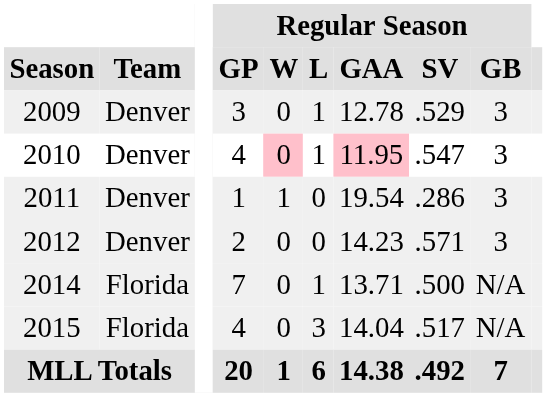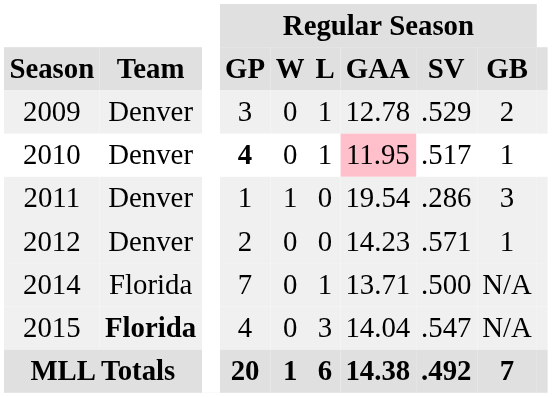(501, 111) 3 -> (507, 111) 2
(239, 154) normal -> (245, 154) bold
(284, 154) pink background -> (290, 154) no background
(440, 154) .547 -> (446, 154) .517
(501, 154) 3 -> (507, 154) 1
(501, 241) 3 -> (507, 241) 1
(147, 327) normal -> (151, 327) bold
(440, 327) .517 -> (446, 327) .547
